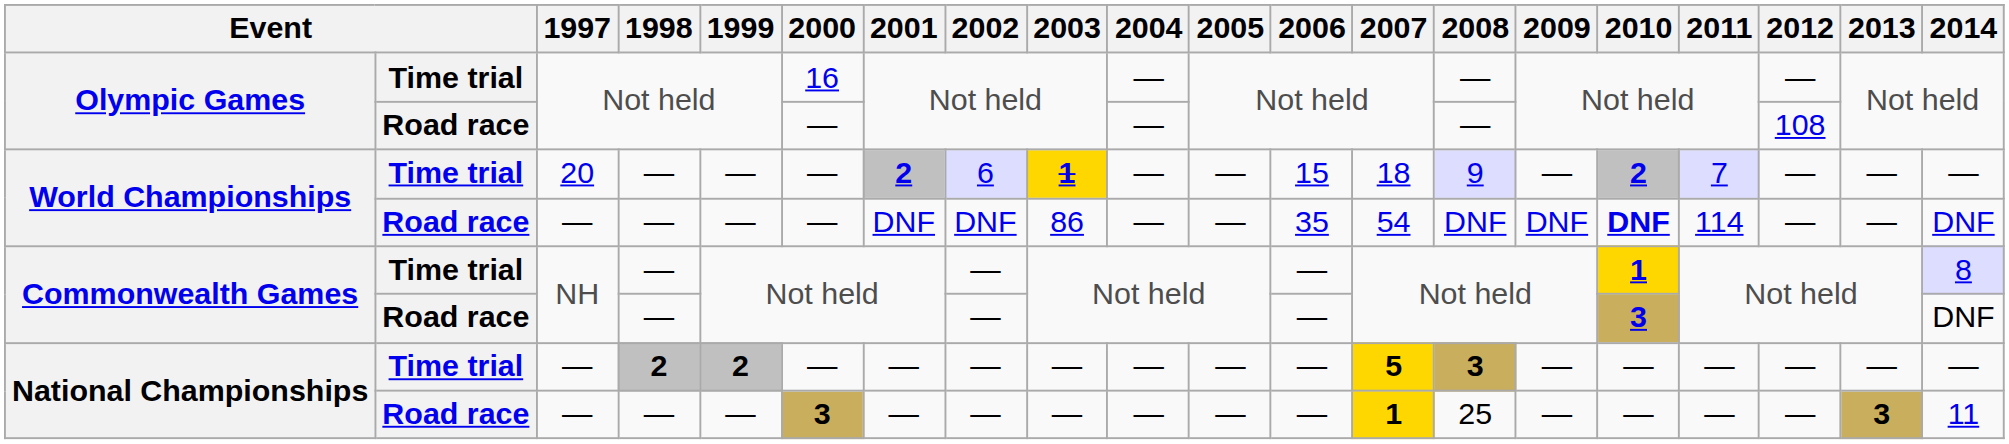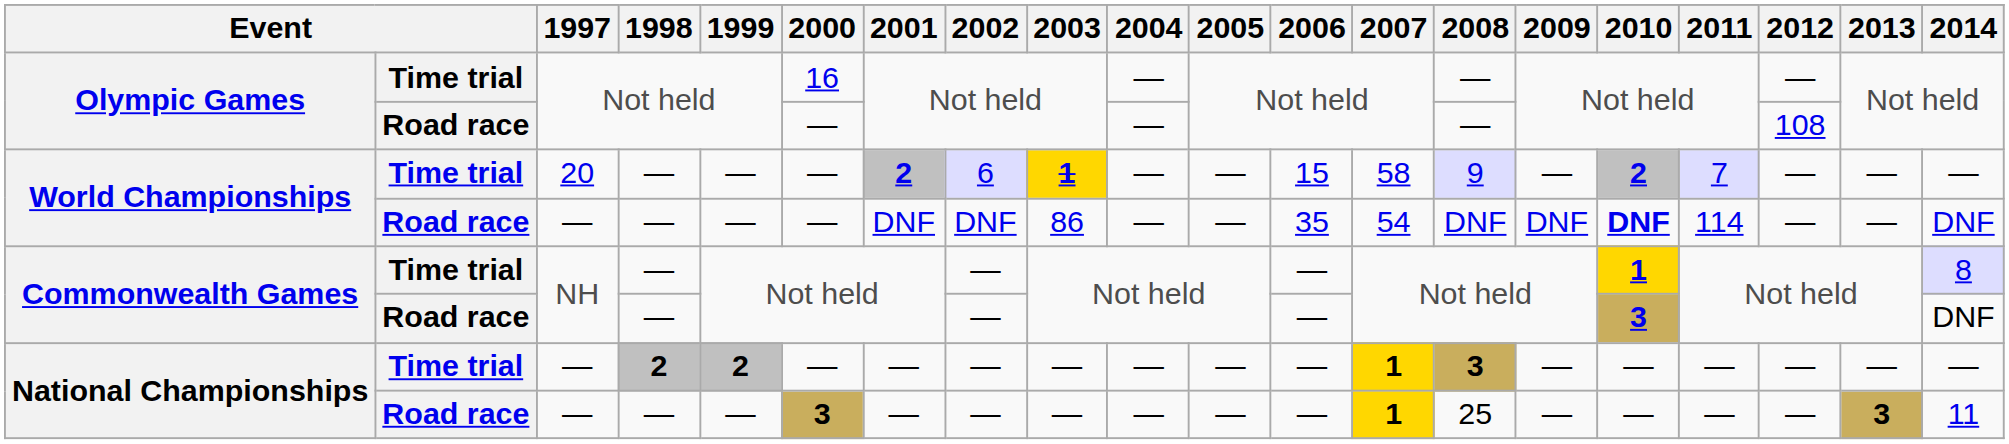(1394, 173) 18 -> (1394, 173) 58
(1394, 366) 5 -> (1394, 366) 1
